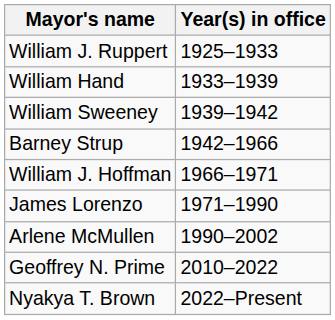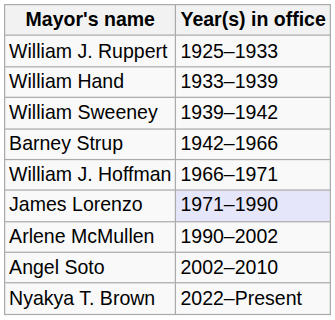(229, 205) no background -> (229, 205) lavender background
+ row: (57, 267)
- row: (87, 267)
